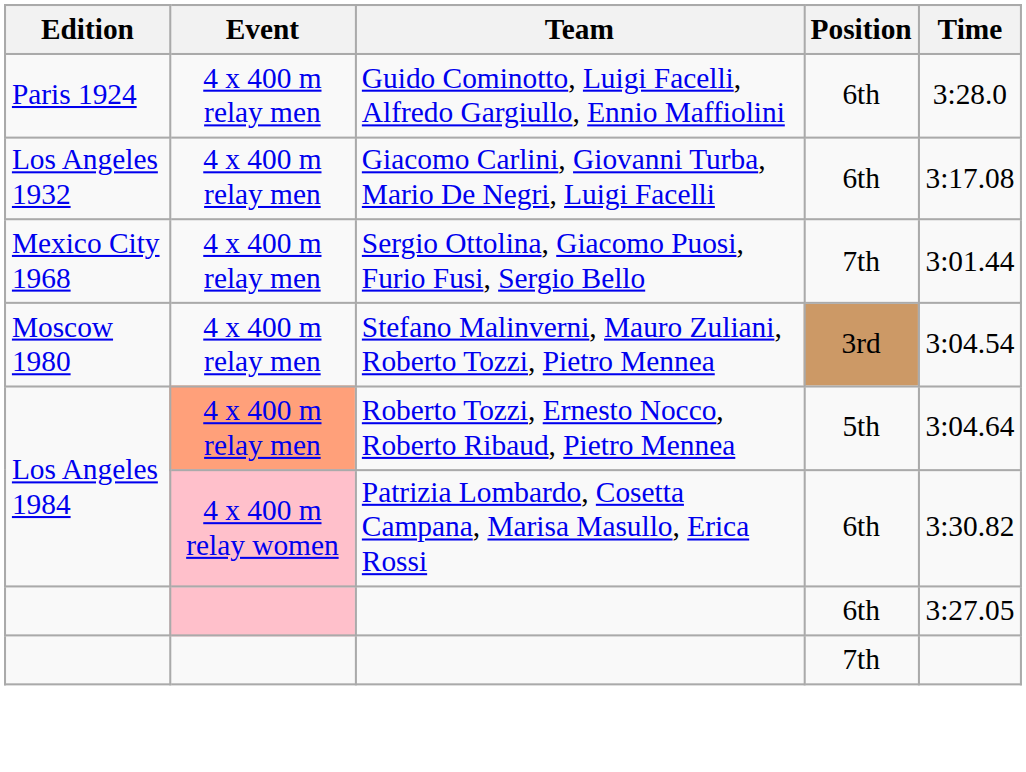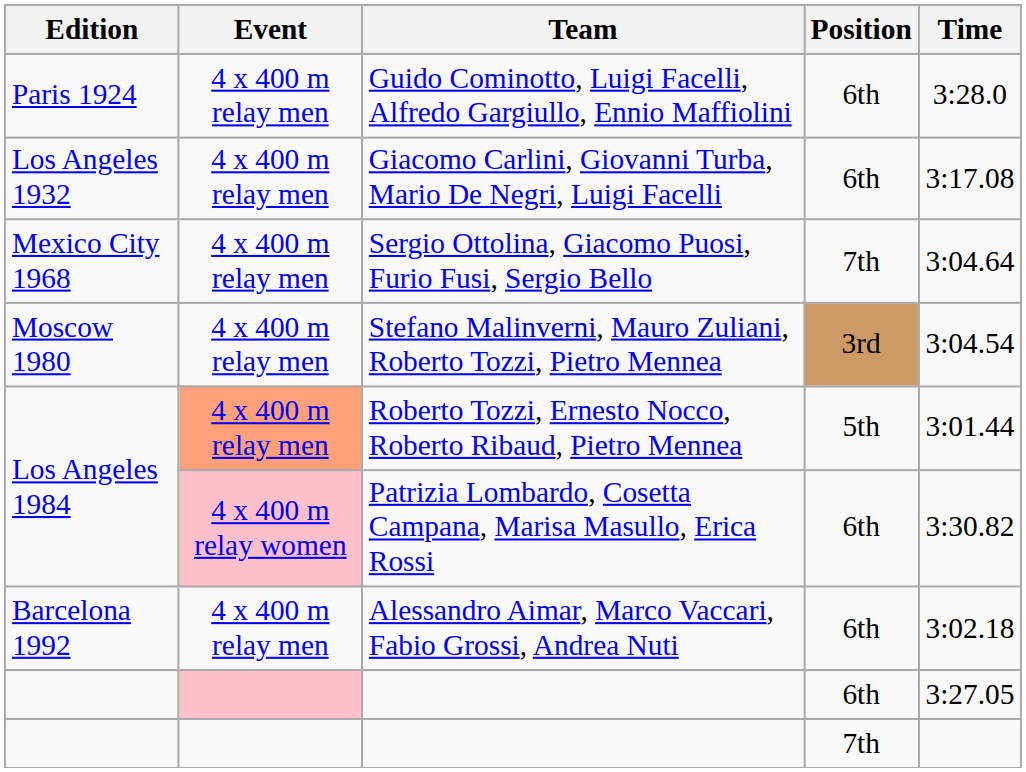(970, 261) 3:01.44 -> (970, 261) 3:04.64
(970, 427) 3:04.64 -> (970, 427) 3:01.44
+ row: (571, 628)
